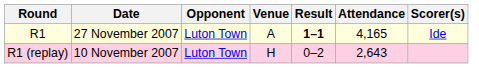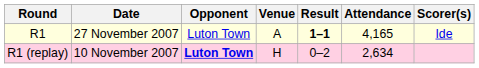(216, 53) normal -> (219, 53) bold
(372, 53) 2,643 -> (378, 53) 2,634
